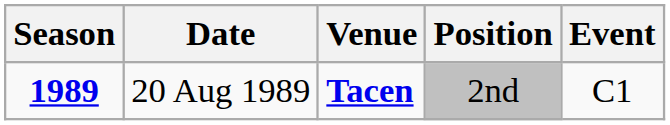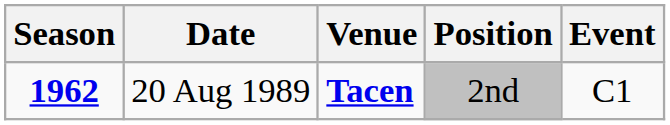(64, 90) 1989 -> (64, 90) 1962
